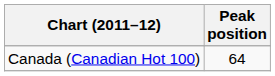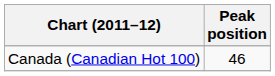(237, 58) 64 -> (237, 58) 46
